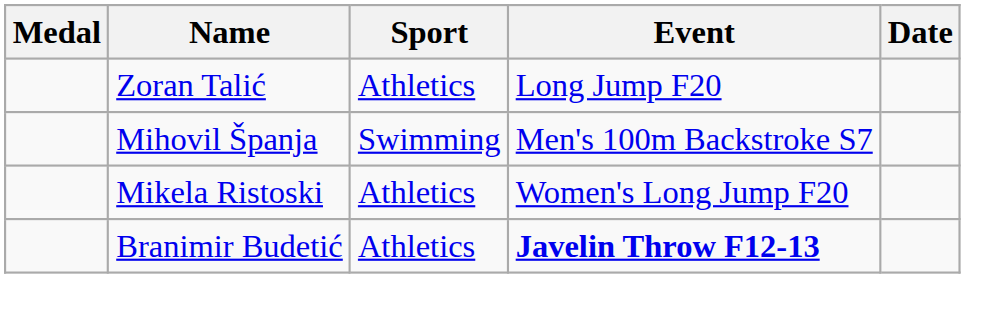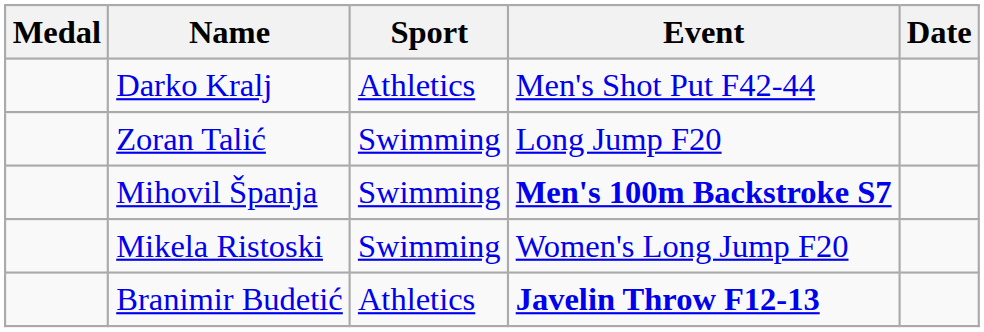+ row: (194, 85)
(417, 85) Athletics -> (429, 138) Swimming
(694, 138) normal -> (704, 192) bold
(417, 192) Athletics -> (429, 246) Swimming
